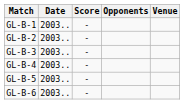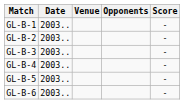columns swapped: (165, 11) <-> (87, 11)
